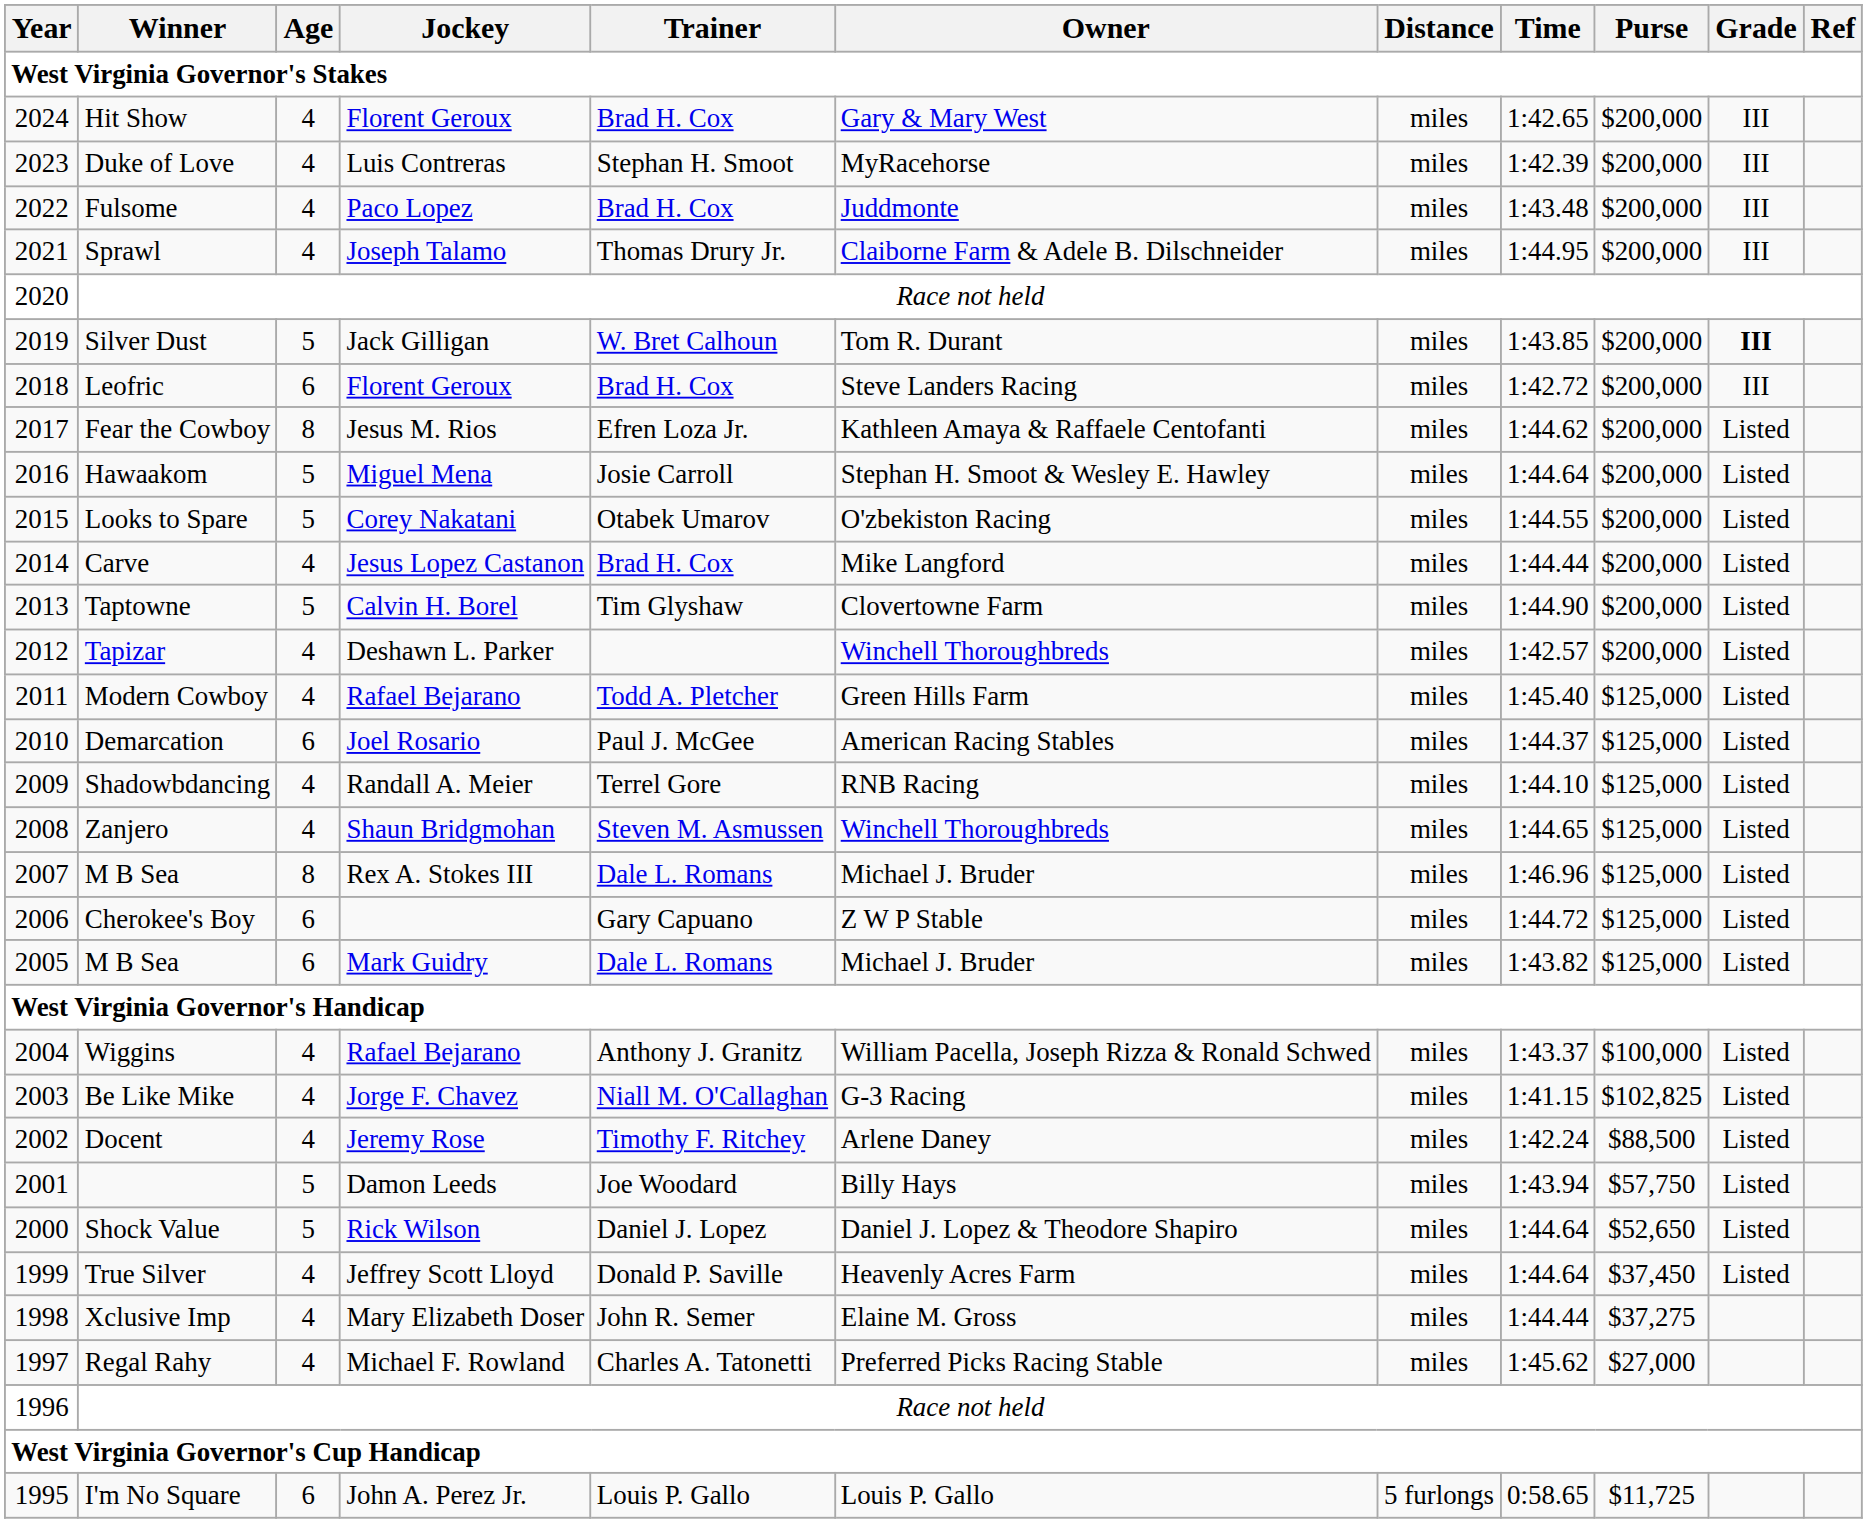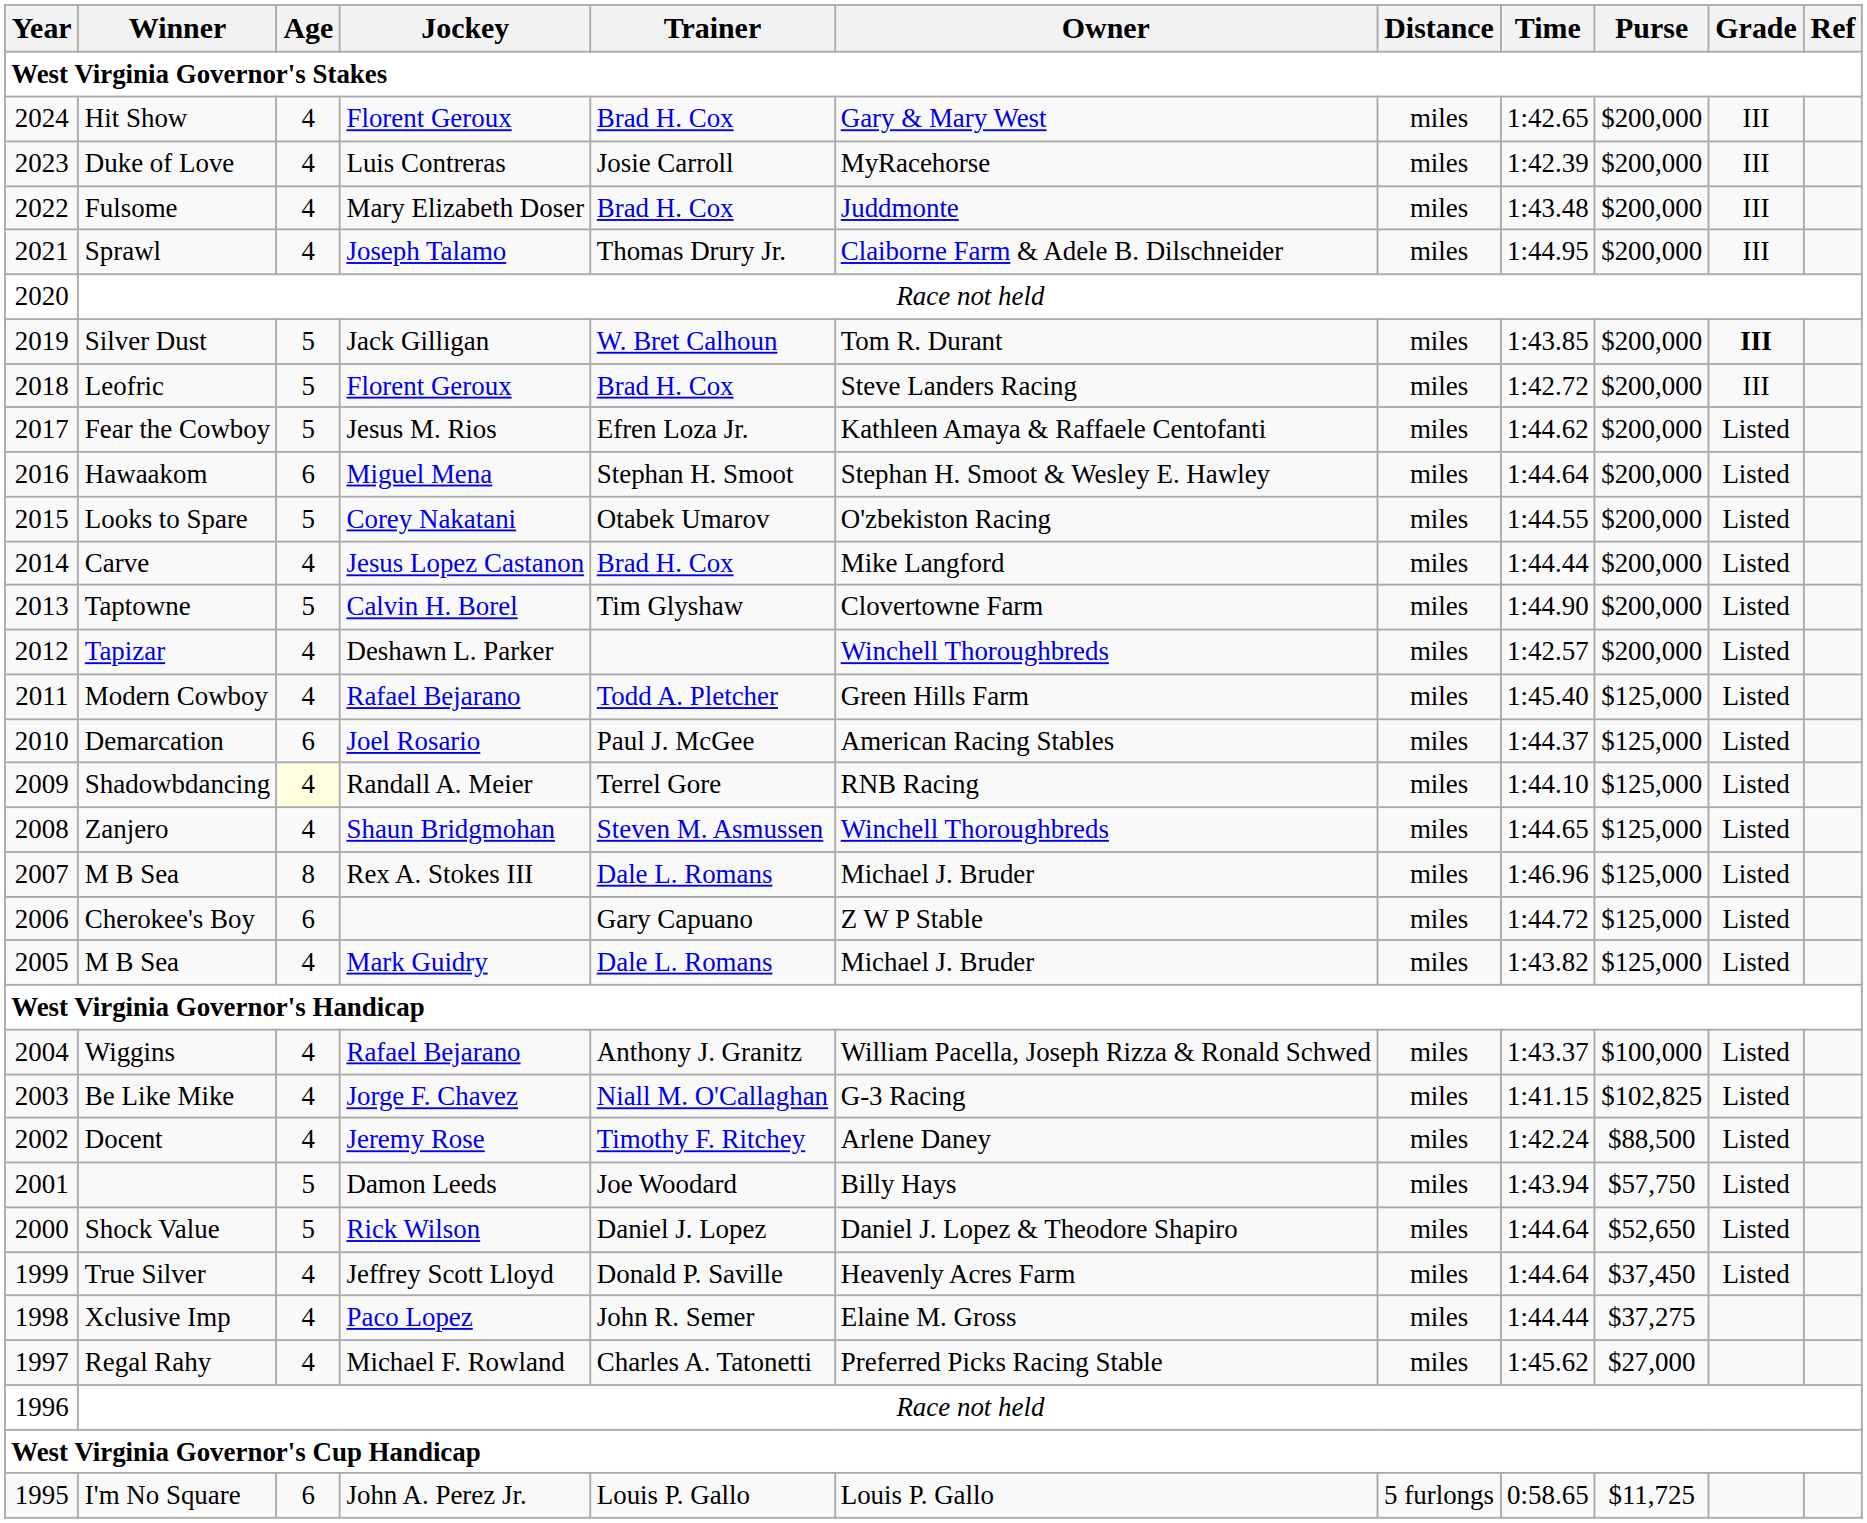(695, 162) Stephan H. Smoot -> (665, 162) Josie Carroll
(410, 207) Paco Lopez -> (465, 207) Mary Elizabeth Doser
(308, 385) 6 -> (308, 385) 5
(308, 429) 8 -> (308, 429) 5
(308, 473) 5 -> (308, 473) 6
(665, 473) Josie Carroll -> (695, 473) Stephan H. Smoot
(308, 784) no background -> (308, 784) lightyellow background
(308, 962) 6 -> (308, 962) 4
(465, 1317) Mary Elizabeth Doser -> (410, 1317) Paco Lopez
